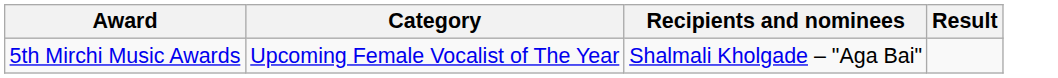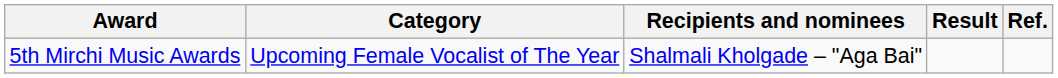+ column: (1028, 21)
